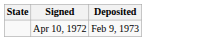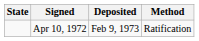+ column: (168, 12)
